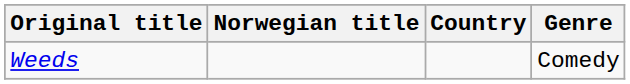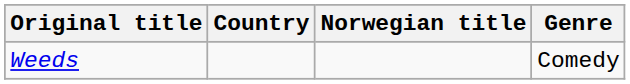columns swapped: (478, 24) <-> (316, 24)
